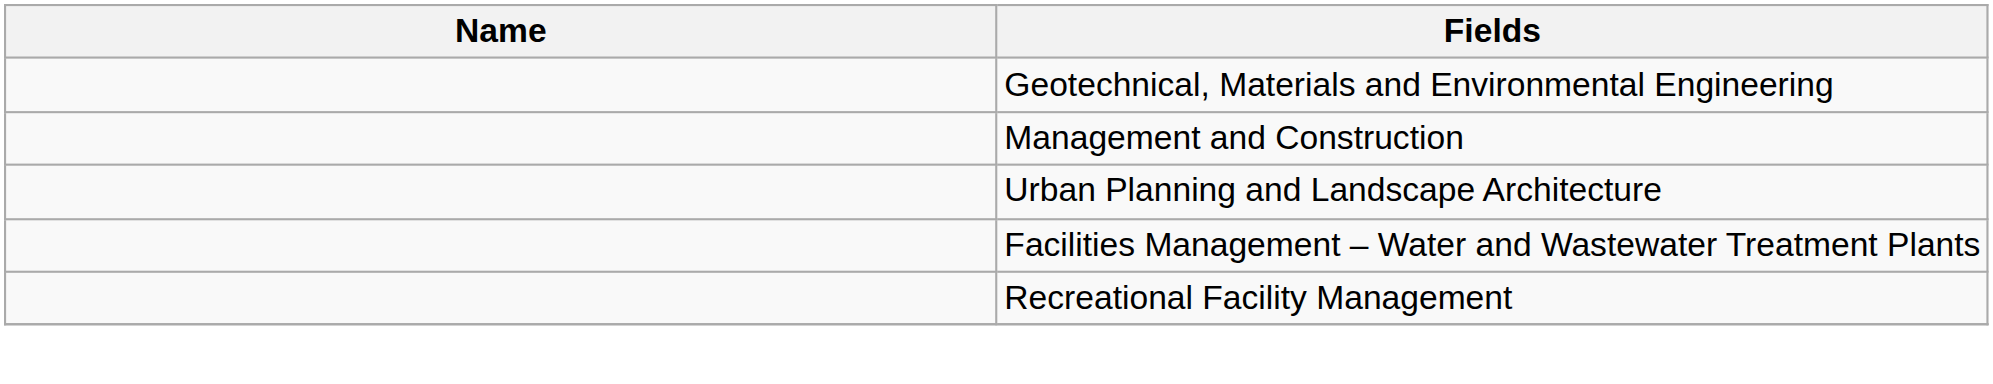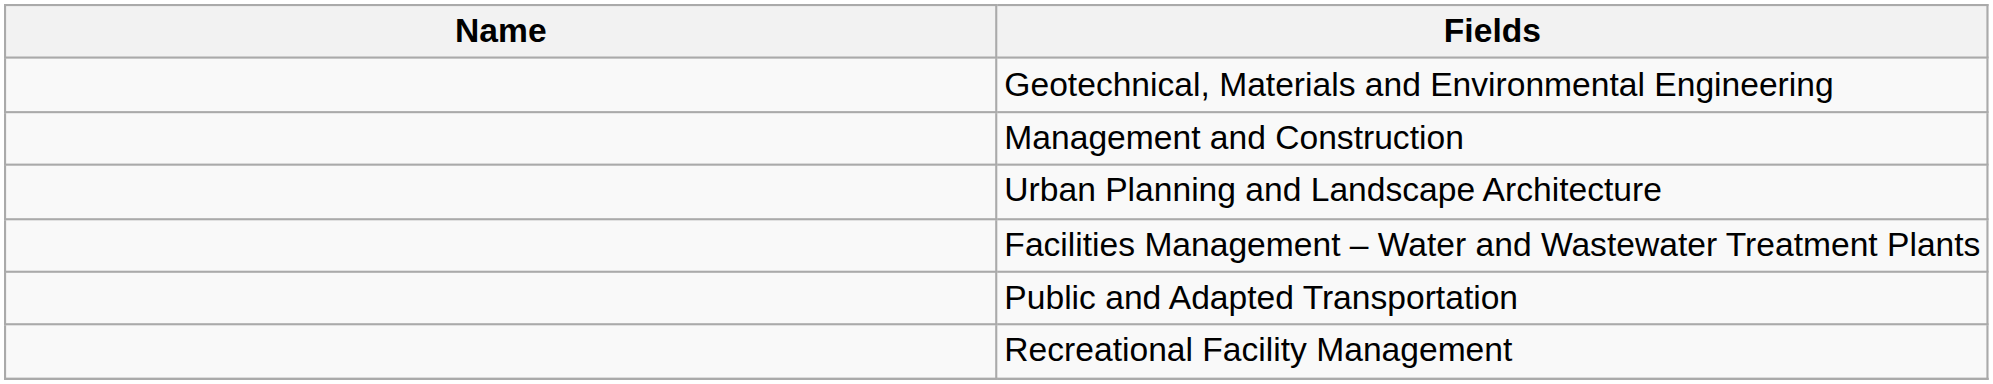+ row: (1261, 297)
